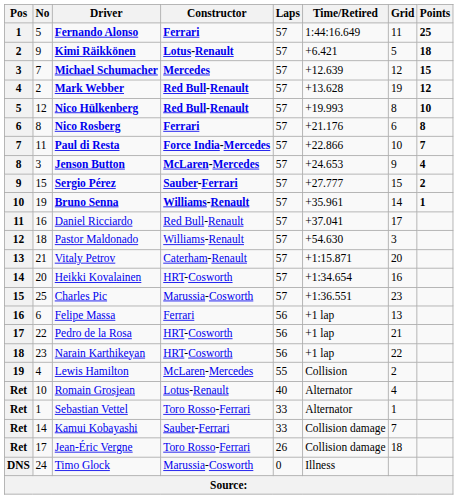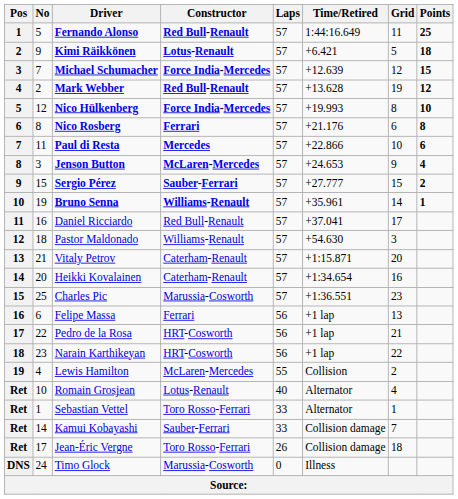(181, 32) Ferrari -> (206, 32) Red Bull-Renault
(187, 70) Mercedes -> (217, 70) Force India-Mercedes
(206, 107) Red Bull-Renault -> (217, 107) Force India-Mercedes
(217, 145) Force India-Mercedes -> (187, 145) Mercedes
(423, 145) 7 -> (423, 145) 6
(198, 277) HRT-Cosworth -> (205, 277) Caterham-Renault
